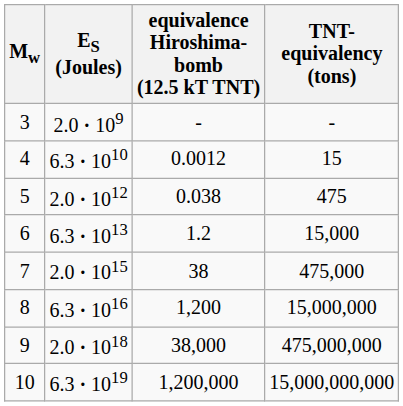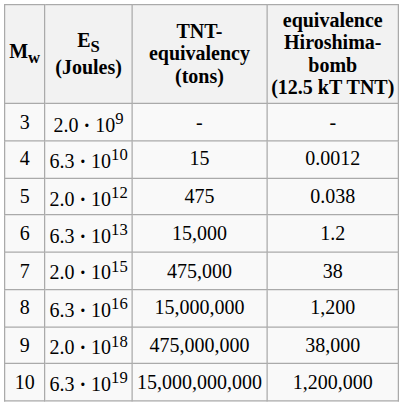columns swapped: (332, 54) <-> (199, 54)
